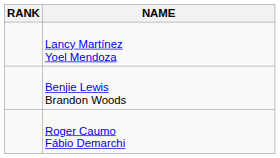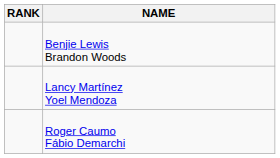rows swapped: (84, 50) <-> (86, 94)
